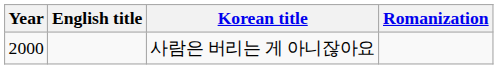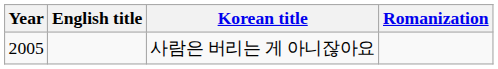(26, 48) 2000 -> (26, 48) 2005
